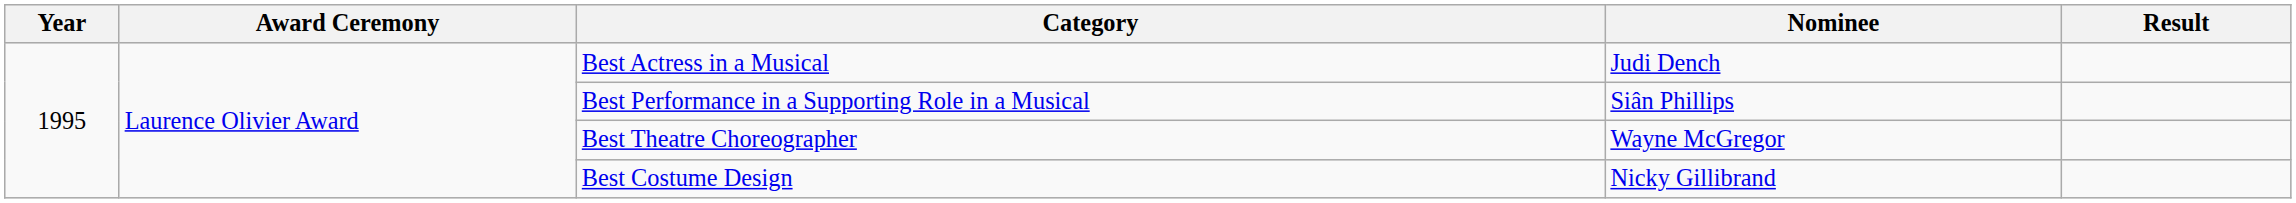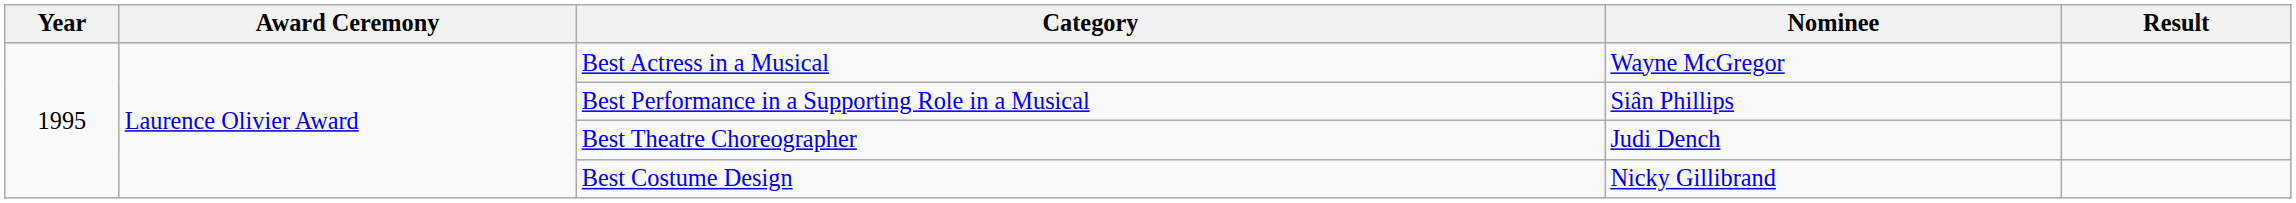(1665, 62) Judi Dench -> (1698, 62) Wayne McGregor
(1698, 139) Wayne McGregor -> (1665, 139) Judi Dench
